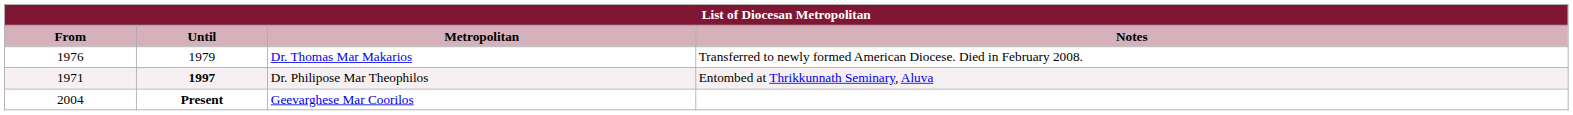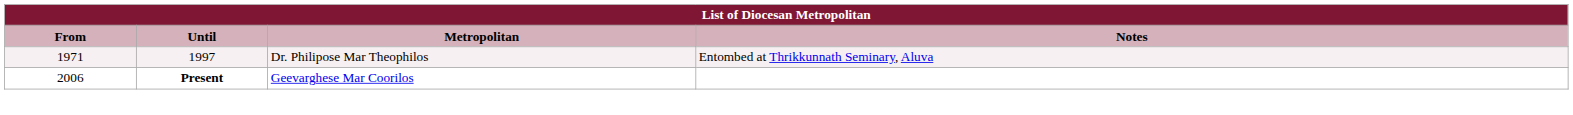- row: (341, 57)
(202, 78) bold -> (202, 57) normal
(70, 99) 2004 -> (70, 78) 2006
